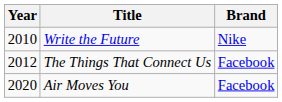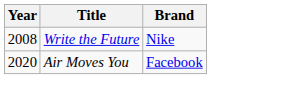(22, 39) 2010 -> (22, 39) 2008
- row: (127, 62)
